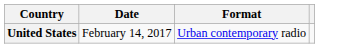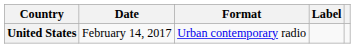+ column: (327, 14)
